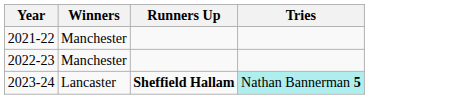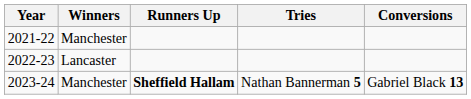+ column: (415, 15)
(94, 60) Manchester -> (88, 60) Lancaster
(88, 82) Lancaster -> (94, 82) Manchester
(301, 82) paleturquoise background -> (301, 82) no background
